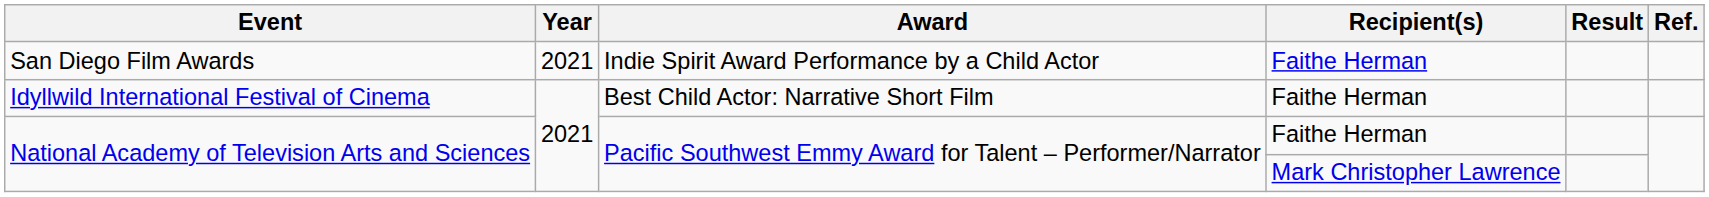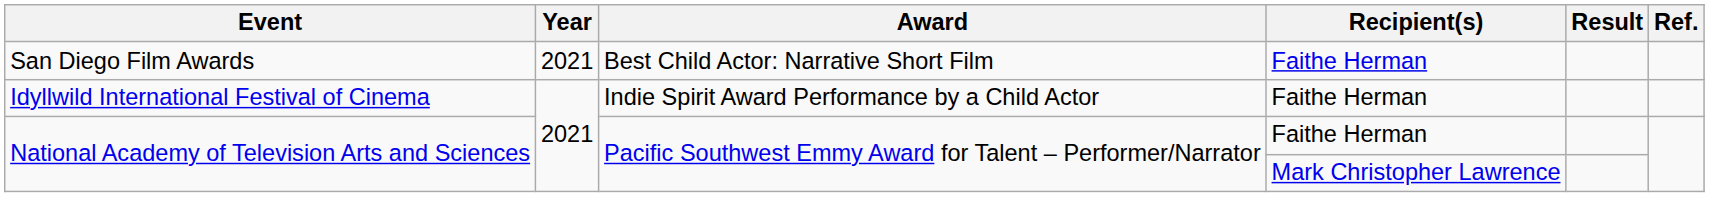(852, 60) Indie Spirit Award Performance by a Child Actor -> (799, 60) Best Child Actor: Narrative Short Film
(799, 97) Best Child Actor: Narrative Short Film -> (852, 97) Indie Spirit Award Performance by a Child Actor
